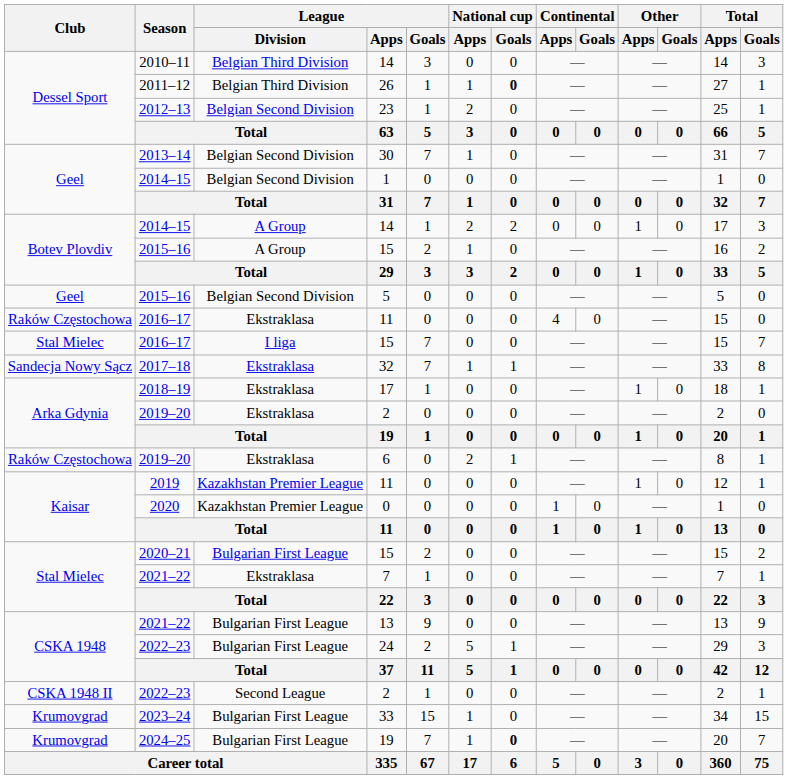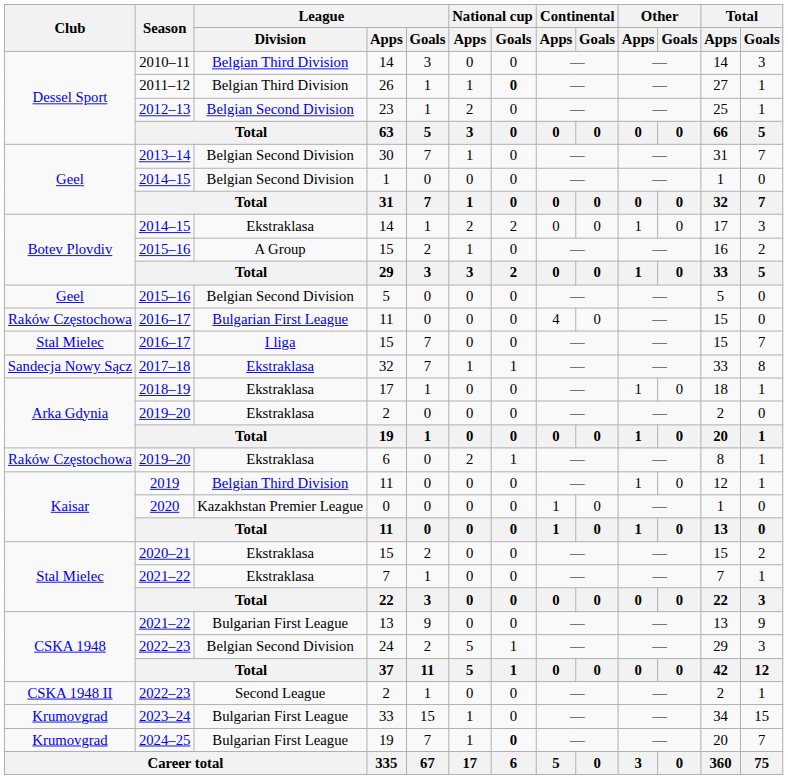(280, 226) A Group -> (280, 226) Ekstraklasa
(280, 319) Ekstraklasa -> (280, 319) Bulgarian First League
(280, 483) Kazakhstan Premier League -> (280, 483) Belgian Third Division
(280, 553) Bulgarian First League -> (280, 553) Ekstraklasa
(280, 646) Bulgarian First League -> (280, 646) Belgian Second Division
